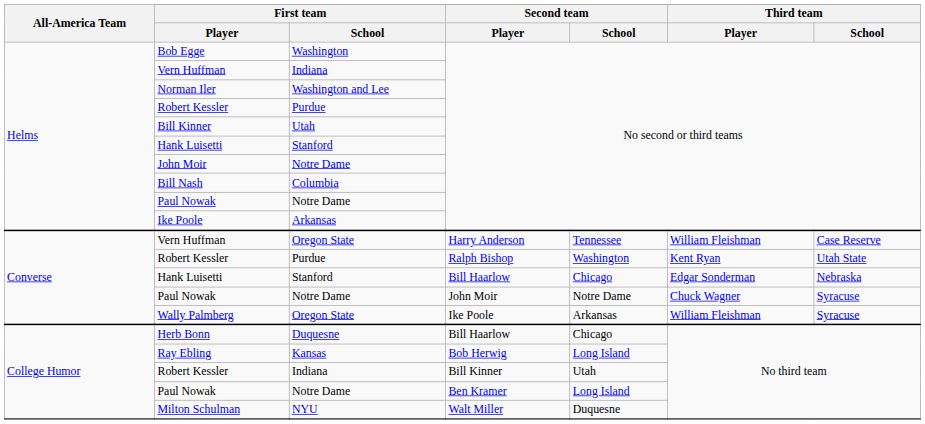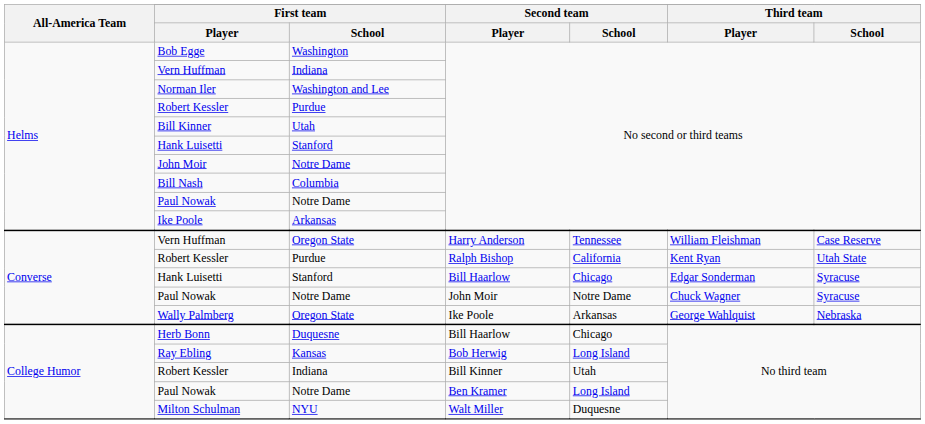(601, 258) Washington -> (597, 258) California
(839, 277) Nebraska -> (838, 277) Syracuse
(715, 315) William Fleishman -> (713, 315) George Wahlquist
(838, 315) Syracuse -> (839, 315) Nebraska
